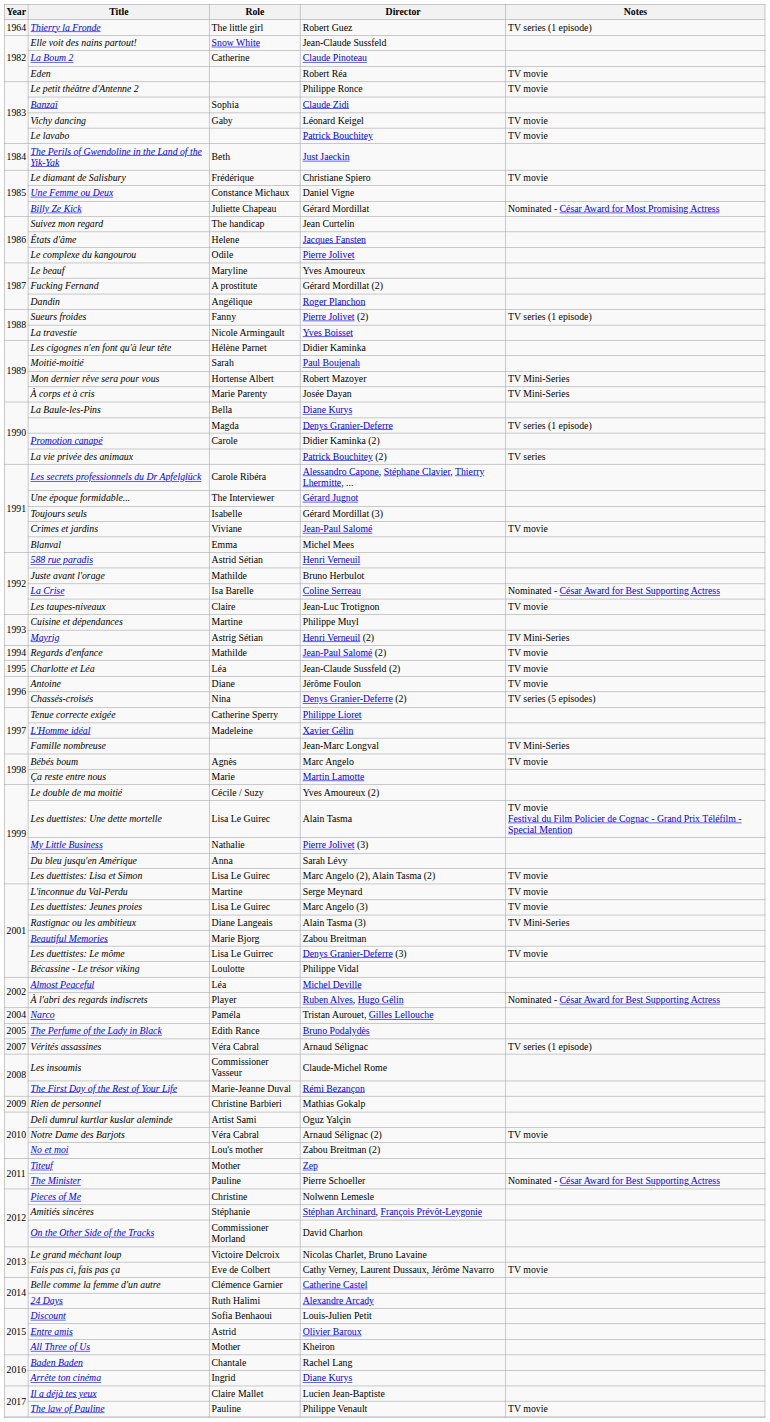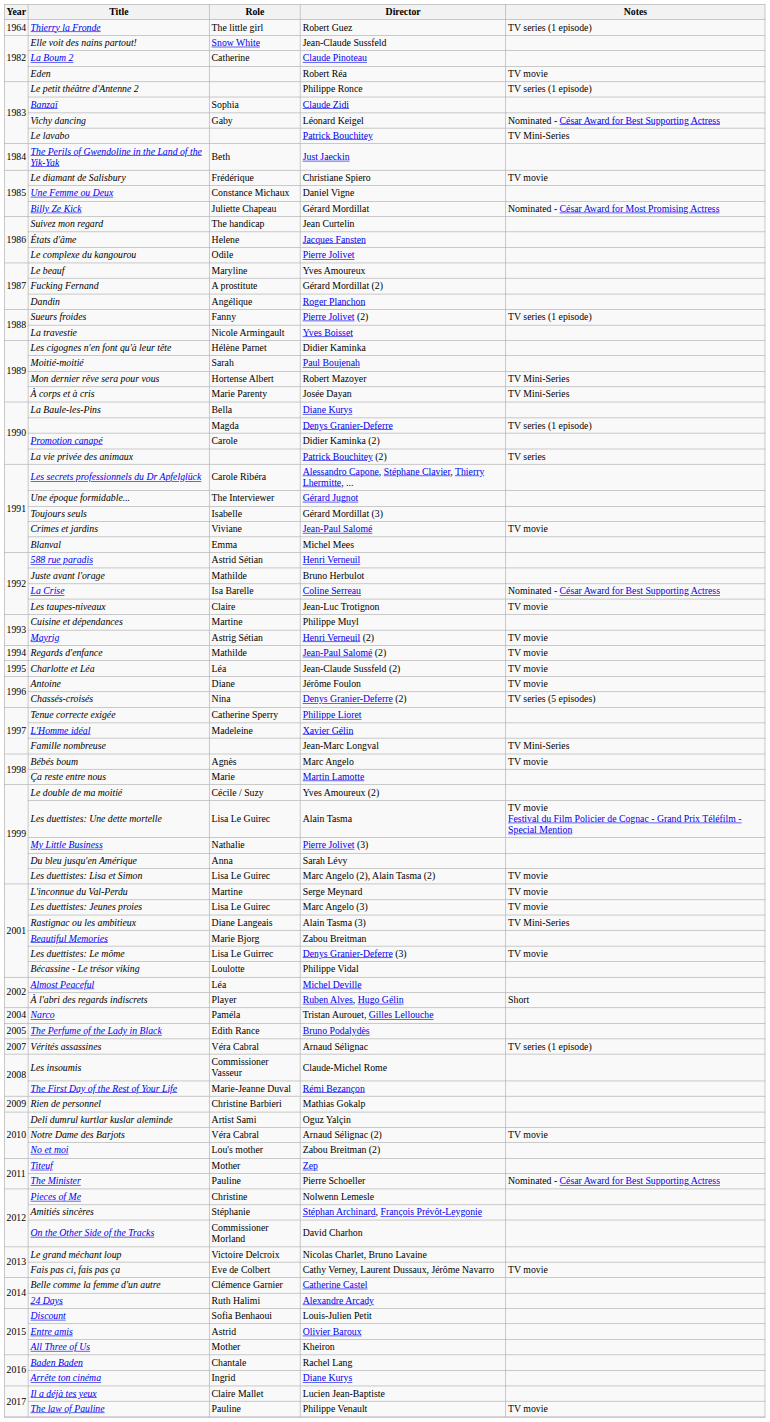(528, 89) TV movie -> (550, 89) TV series (1 episode)
(528, 120) TV movie -> (614, 120) Nominated - César Award for Best Supporting Actress
(528, 136) TV movie -> (539, 136) TV Mini-Series
(539, 637) TV Mini-Series -> (528, 637) TV movie
(614, 1000) Nominated - César Award for Best Supporting Actress -> (519, 1000) Short
